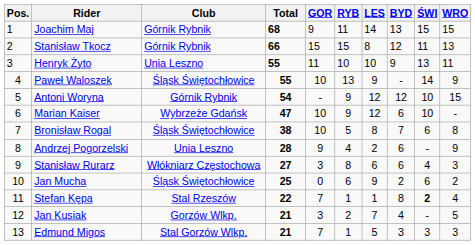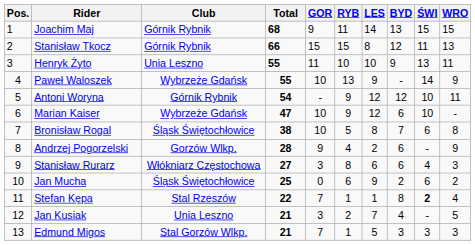(204, 80) Śląsk Świętochłowice -> (204, 80) Wybrzeże Gdańsk
(455, 97) 15 -> (455, 97) 11
(204, 148) Unia Leszno -> (204, 148) Gorzów Wlkp.
(204, 215) Gorzów Wlkp. -> (204, 215) Unia Leszno
